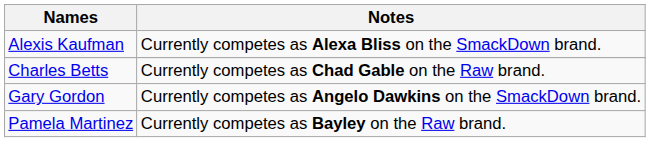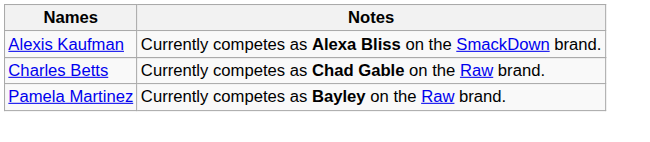- row: (56, 96)
